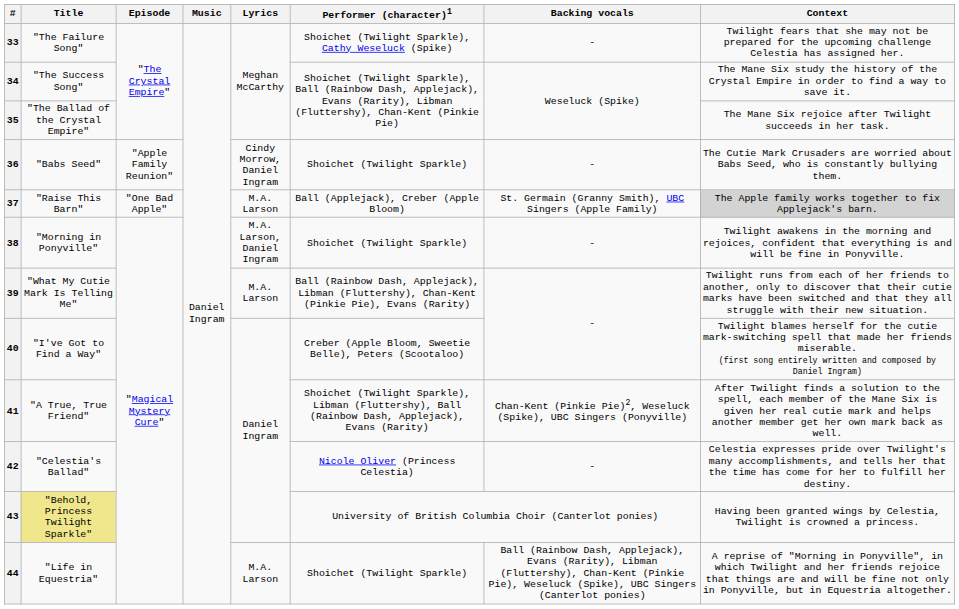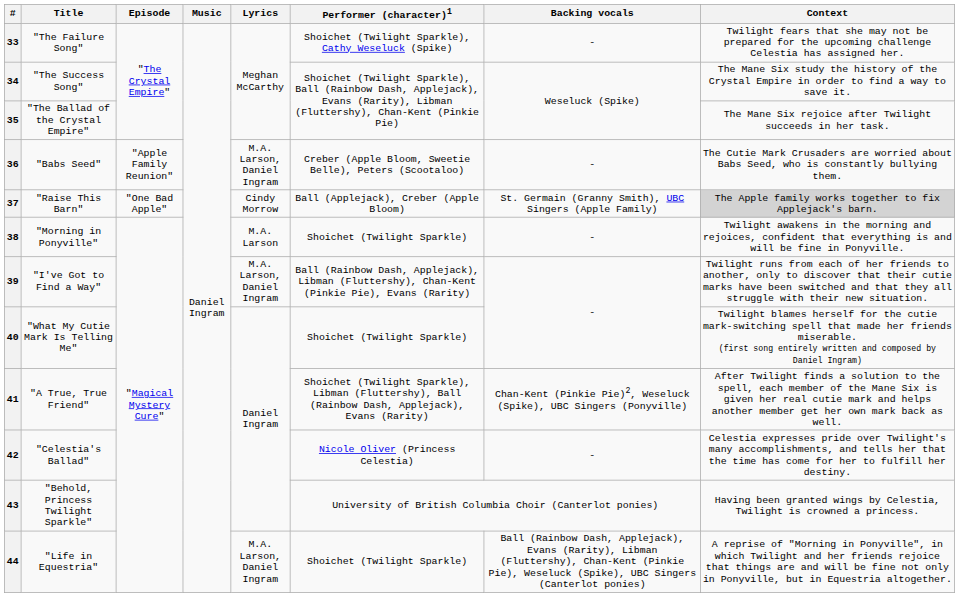(260, 165) Cindy Morrow, Daniel Ingram -> (260, 165) M.A. Larson, Daniel Ingram
(387, 165) Shoichet (Twilight Sparkle) -> (387, 165) Creber (Apple Bloom, Sweetie Belle), Peters (Scootaloo)
(260, 204) M.A. Larson -> (260, 204) Cindy Morrow
(260, 243) M.A. Larson, Daniel Ingram -> (260, 237) M.A. Larson
(69, 293) "What My Cutie Mark Is Telling Me" -> (69, 282) "I've Got to Find a Way"
(260, 293) M.A. Larson -> (260, 282) M.A. Larson, Daniel Ingram
(69, 349) "I've Got to Find a Way" -> (69, 338) "What My Cutie Mark Is Telling Me"
(387, 349) Creber (Apple Bloom, Sweetie Belle), Peters (Scootaloo) -> (387, 338) Shoichet (Twilight Sparkle)
(69, 517) khaki background -> (69, 506) no background
(260, 573) M.A. Larson -> (260, 562) M.A. Larson, Daniel Ingram
